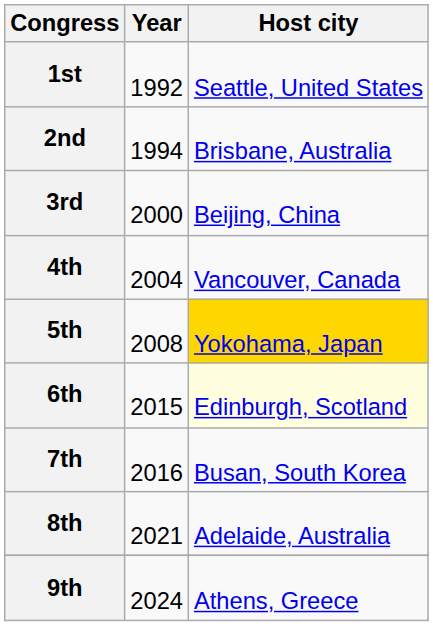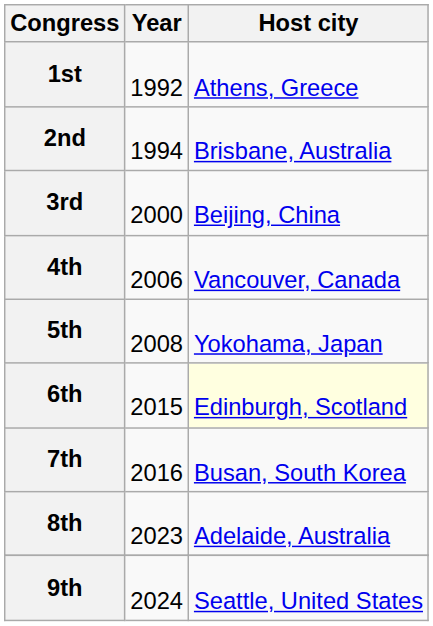(308, 87) Seattle, United States -> (276, 87) Athens, Greece
(157, 280) 2004 -> (157, 280) 2006
(288, 344) gold background -> (288, 344) no background
(157, 536) 2021 -> (157, 536) 2023
(276, 601) Athens, Greece -> (308, 601) Seattle, United States
